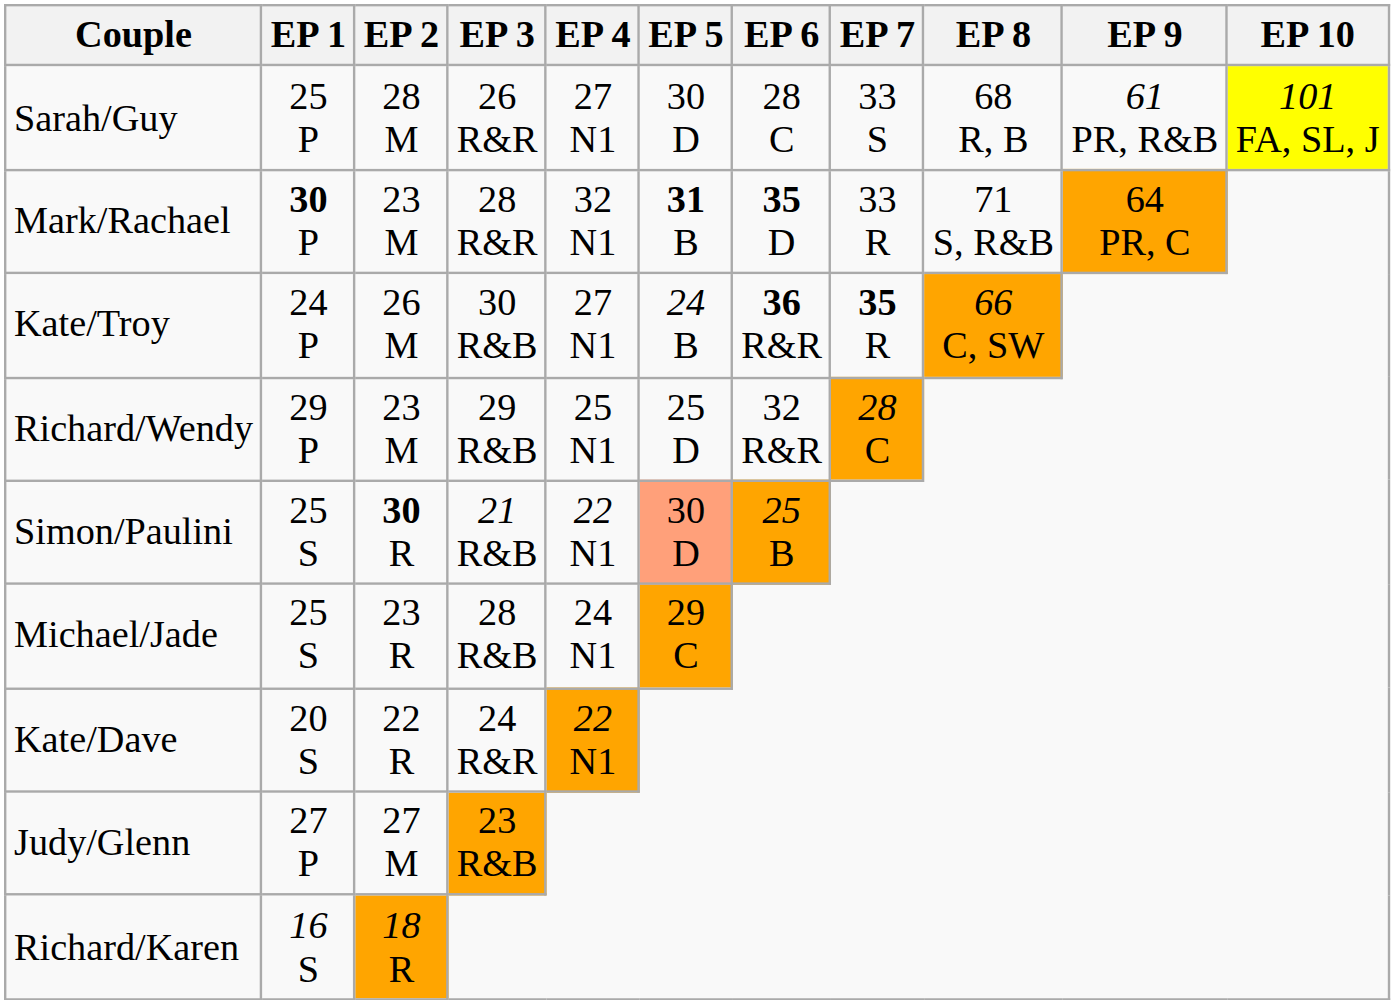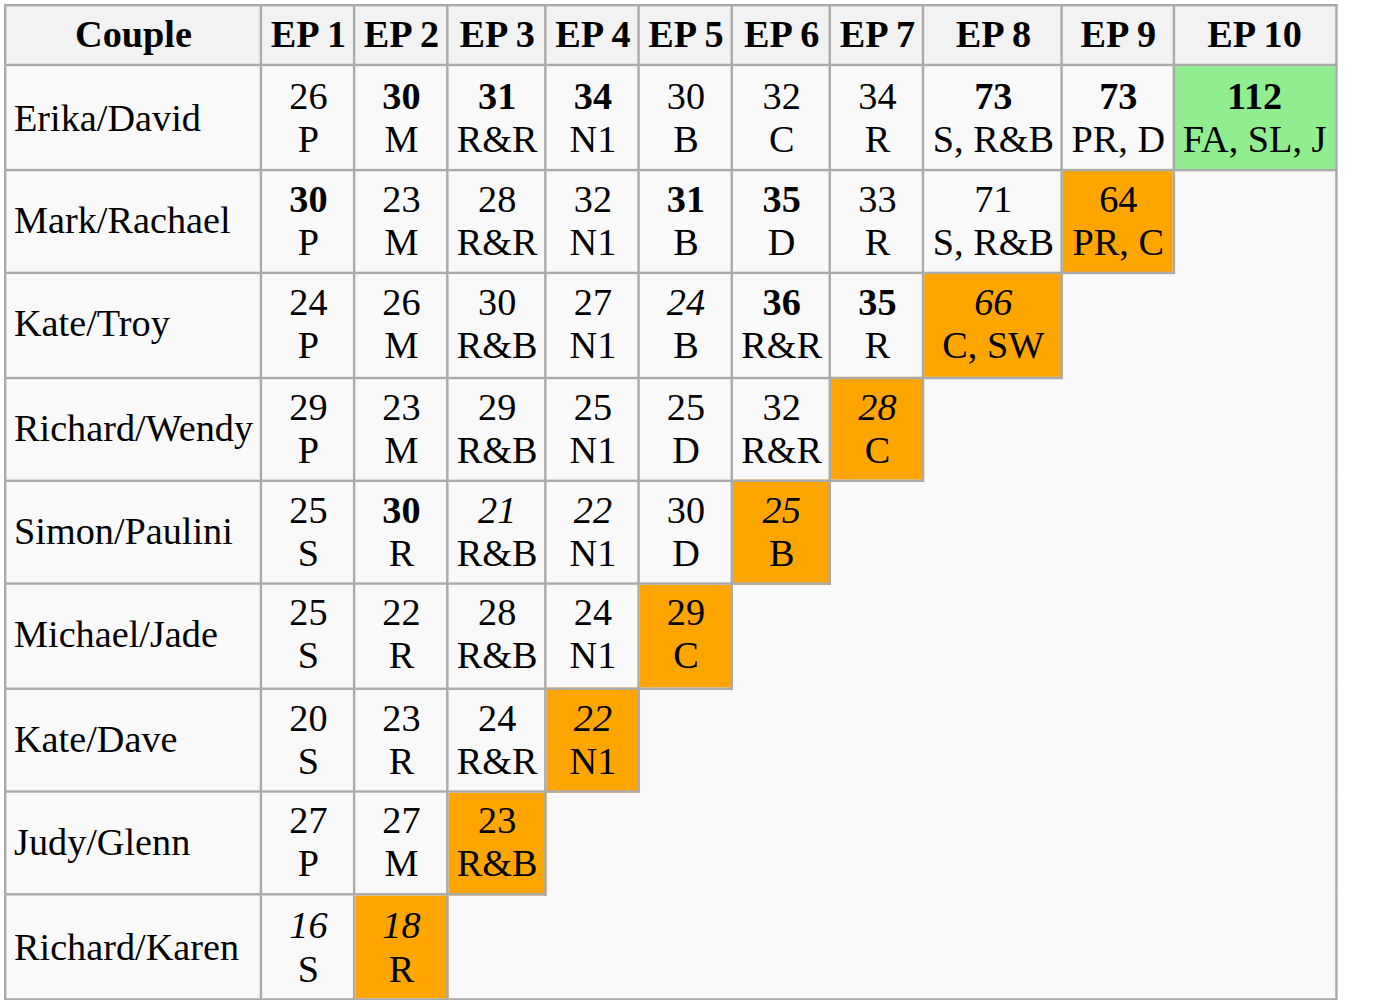+ row: (107, 116)
- row: (96, 116)
(686, 531) lightsalmon background -> (686, 531) no background
(401, 635) 23 R -> (401, 635) 22 R
(401, 738) 22 R -> (401, 738) 23 R
